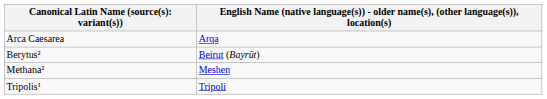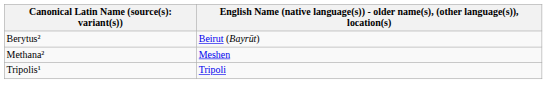- row: (35, 39)
